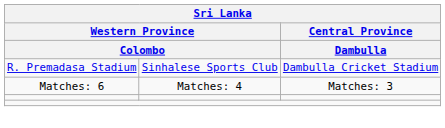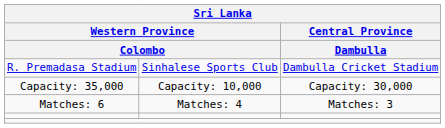+ row: (72, 86)
